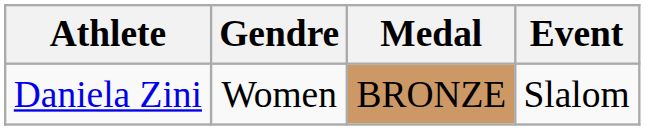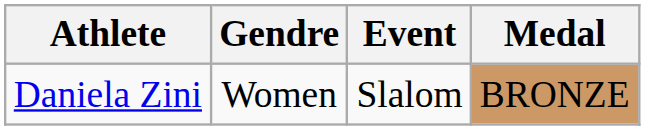columns swapped: (577, 34) <-> (431, 34)
